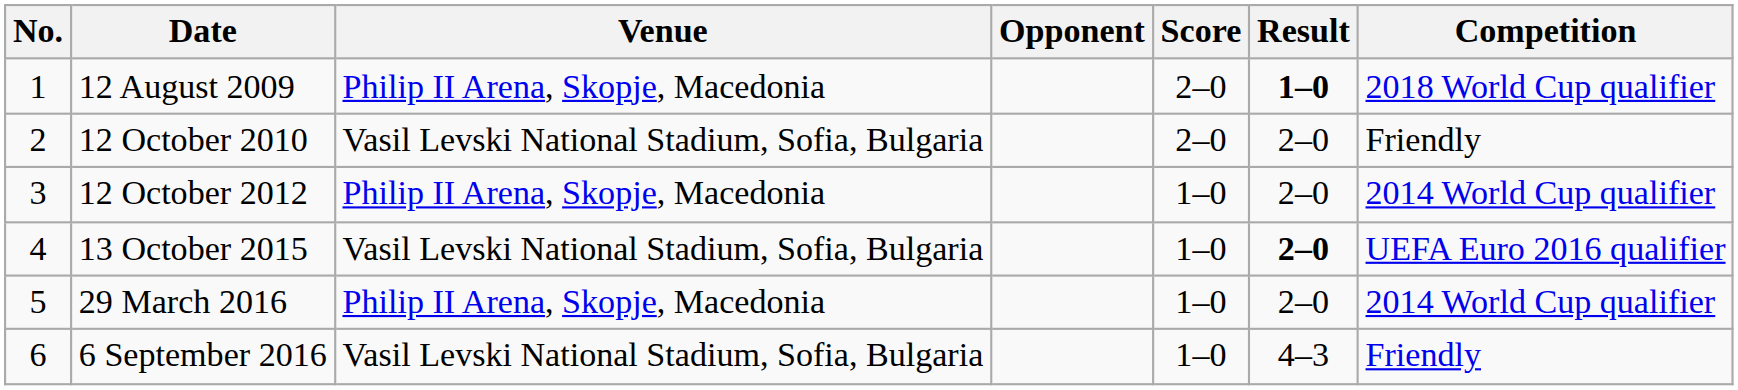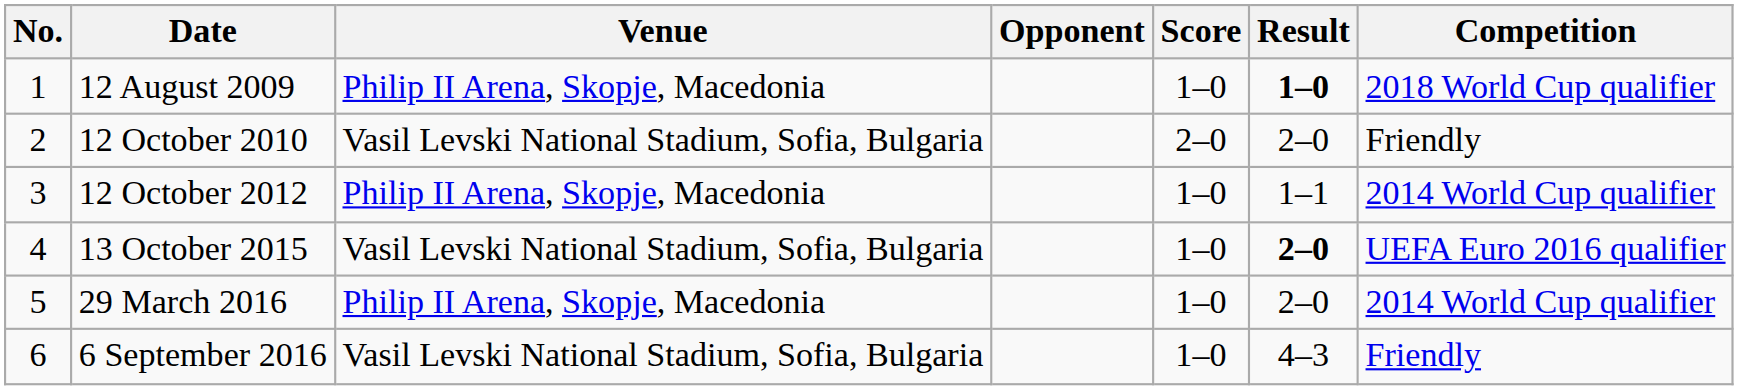(1201, 85) 2–0 -> (1201, 85) 1–0
(1303, 193) 2–0 -> (1303, 193) 1–1
